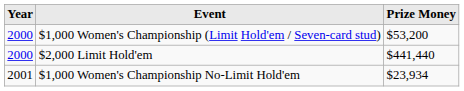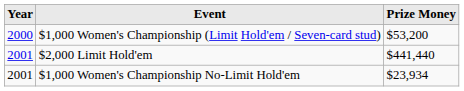(20, 55) 2000 -> (20, 55) 2001
